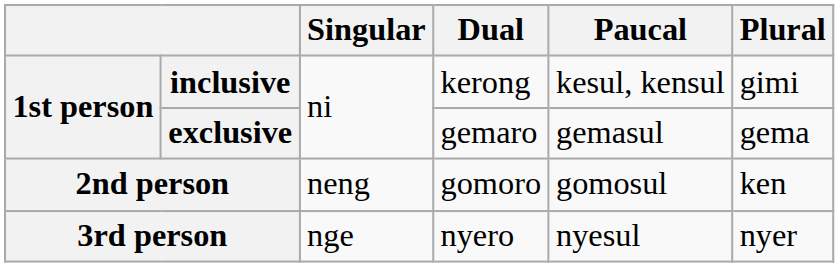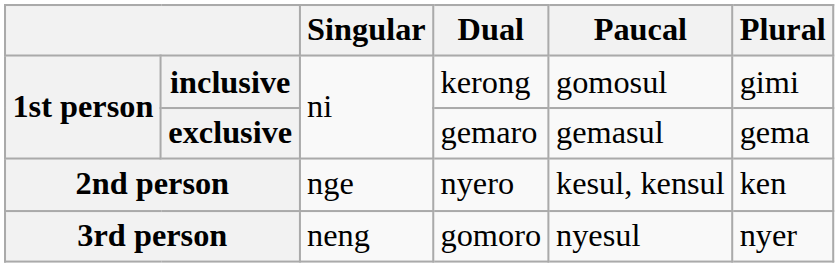(640, 81) kesul, kensul -> (612, 81) gomosul
(339, 183) neng -> (330, 183) nge
(491, 183) gomoro -> (477, 183) nyero
(612, 183) gomosul -> (640, 183) kesul, kensul
(330, 235) nge -> (339, 235) neng
(477, 235) nyero -> (491, 235) gomoro
